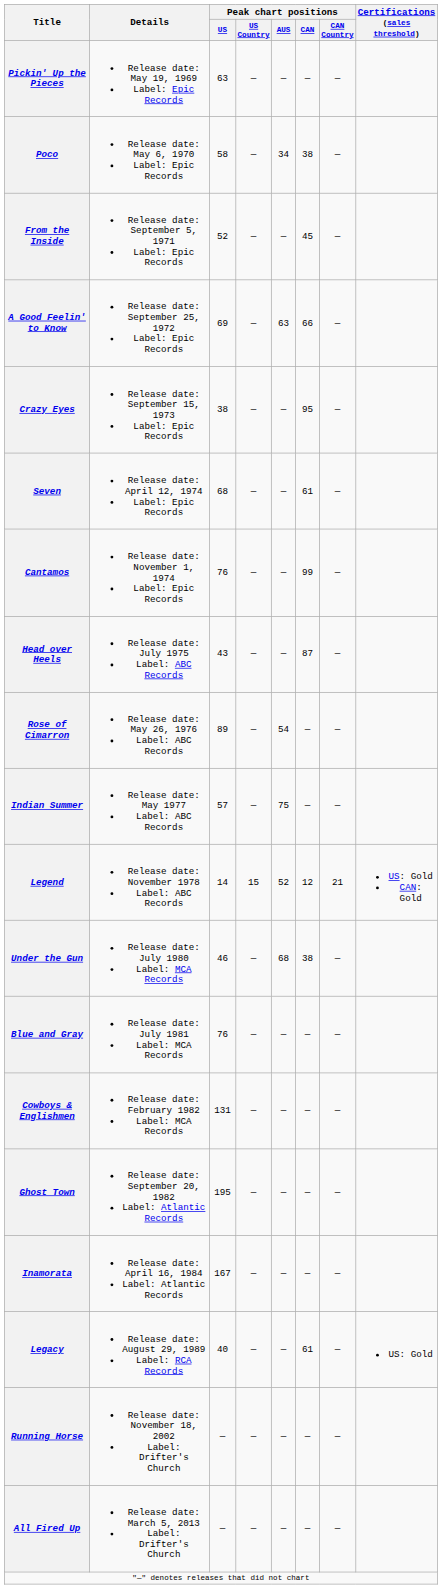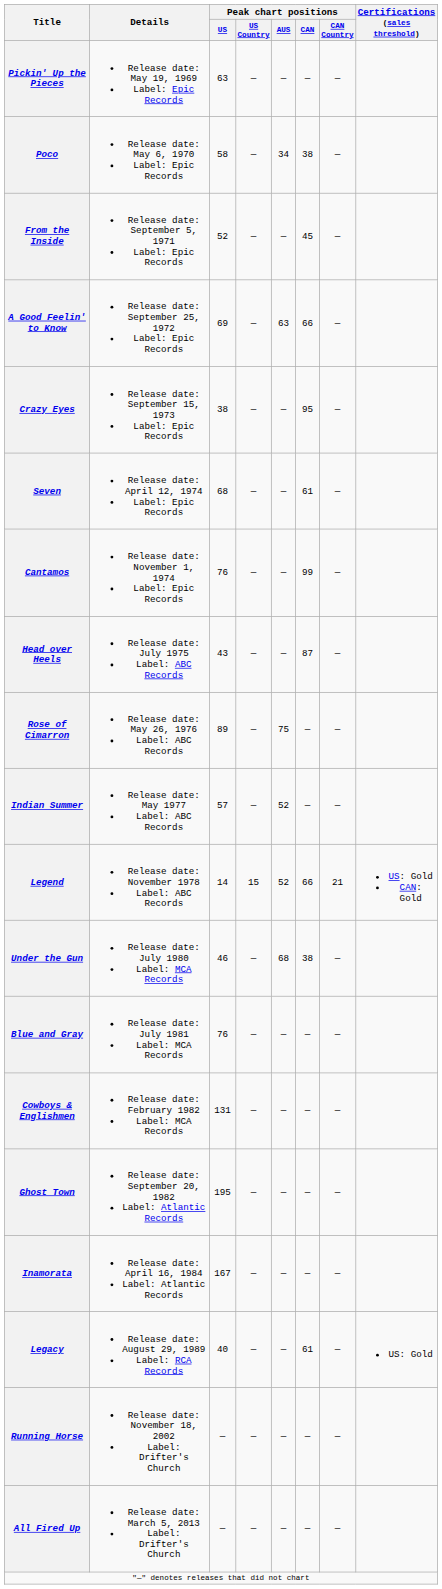(284, 730) 54 -> (284, 730) 75
(284, 806) 75 -> (284, 806) 52
(307, 882) 12 -> (307, 882) 66
